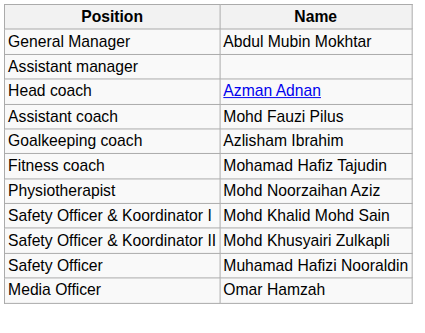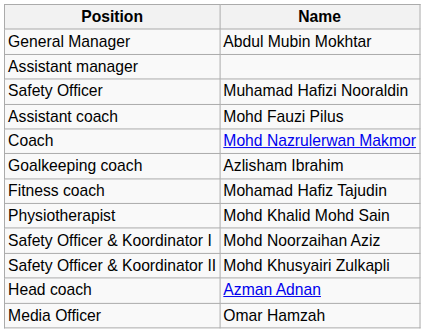rows swapped: (50, 91) <-> (55, 265)
+ row: (31, 141)
(302, 191) Mohd Noorzaihan Aziz -> (307, 215) Mohd Khalid Mohd Sain
(307, 215) Mohd Khalid Mohd Sain -> (302, 240) Mohd Noorzaihan Aziz
